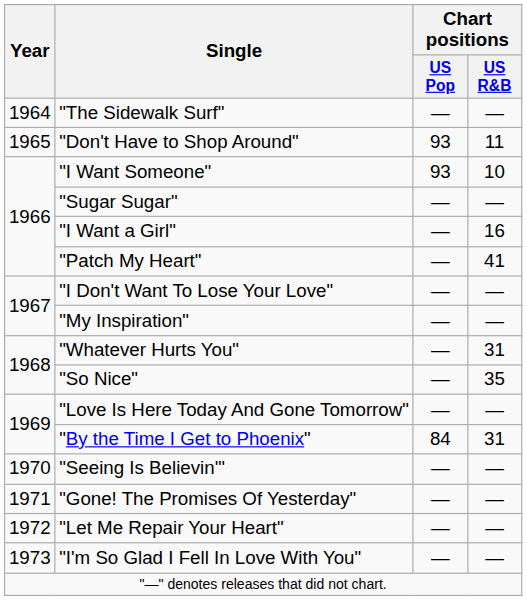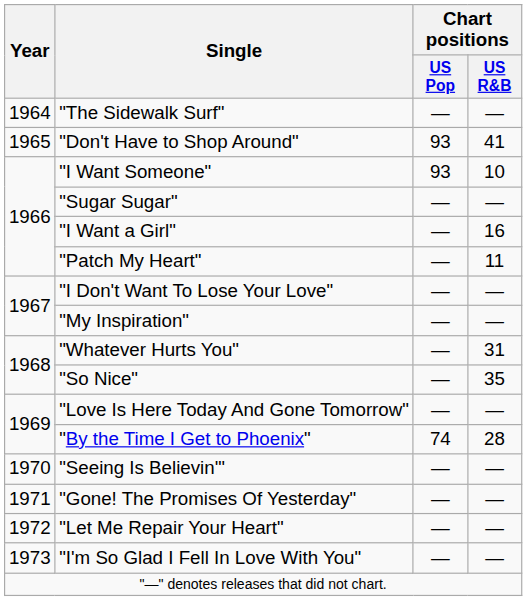(495, 142) 11 -> (495, 142) 41
(495, 261) 41 -> (495, 261) 11
(440, 439) 84 -> (440, 439) 74
(495, 439) 31 -> (495, 439) 28
